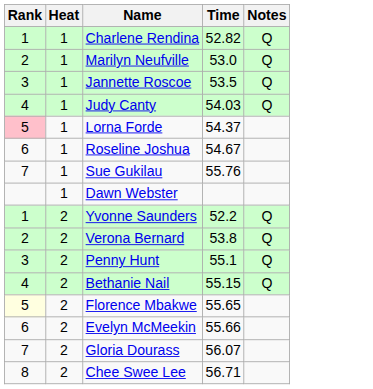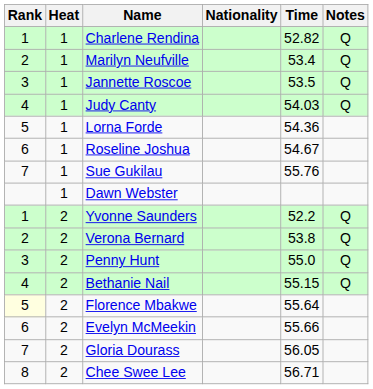+ column: (242, 15)
(223, 60) 53.0 -> (302, 60) 53.4
(25, 127) pink background -> (25, 127) no background
(223, 127) 54.37 -> (302, 127) 54.36
(223, 261) 55.1 -> (302, 261) 55.0
(223, 305) 55.65 -> (302, 305) 55.64
(223, 350) 56.07 -> (302, 350) 56.05
